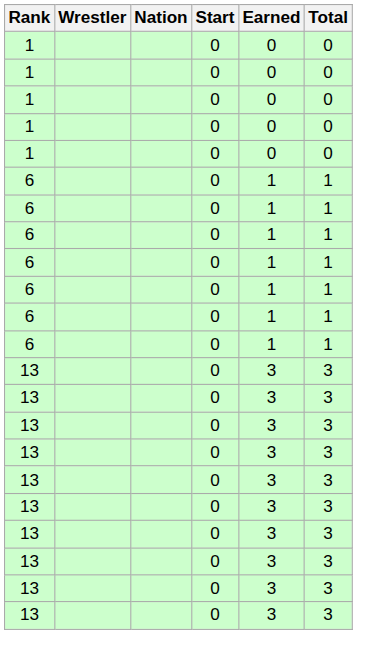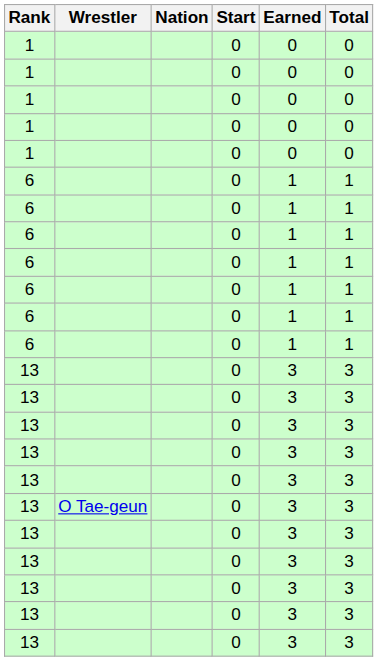+ row: (29, 506)
